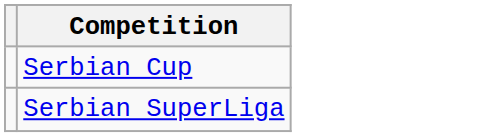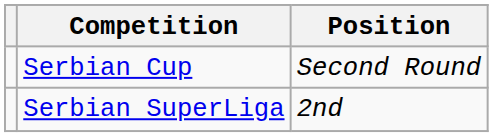+ column: (389, 26)
